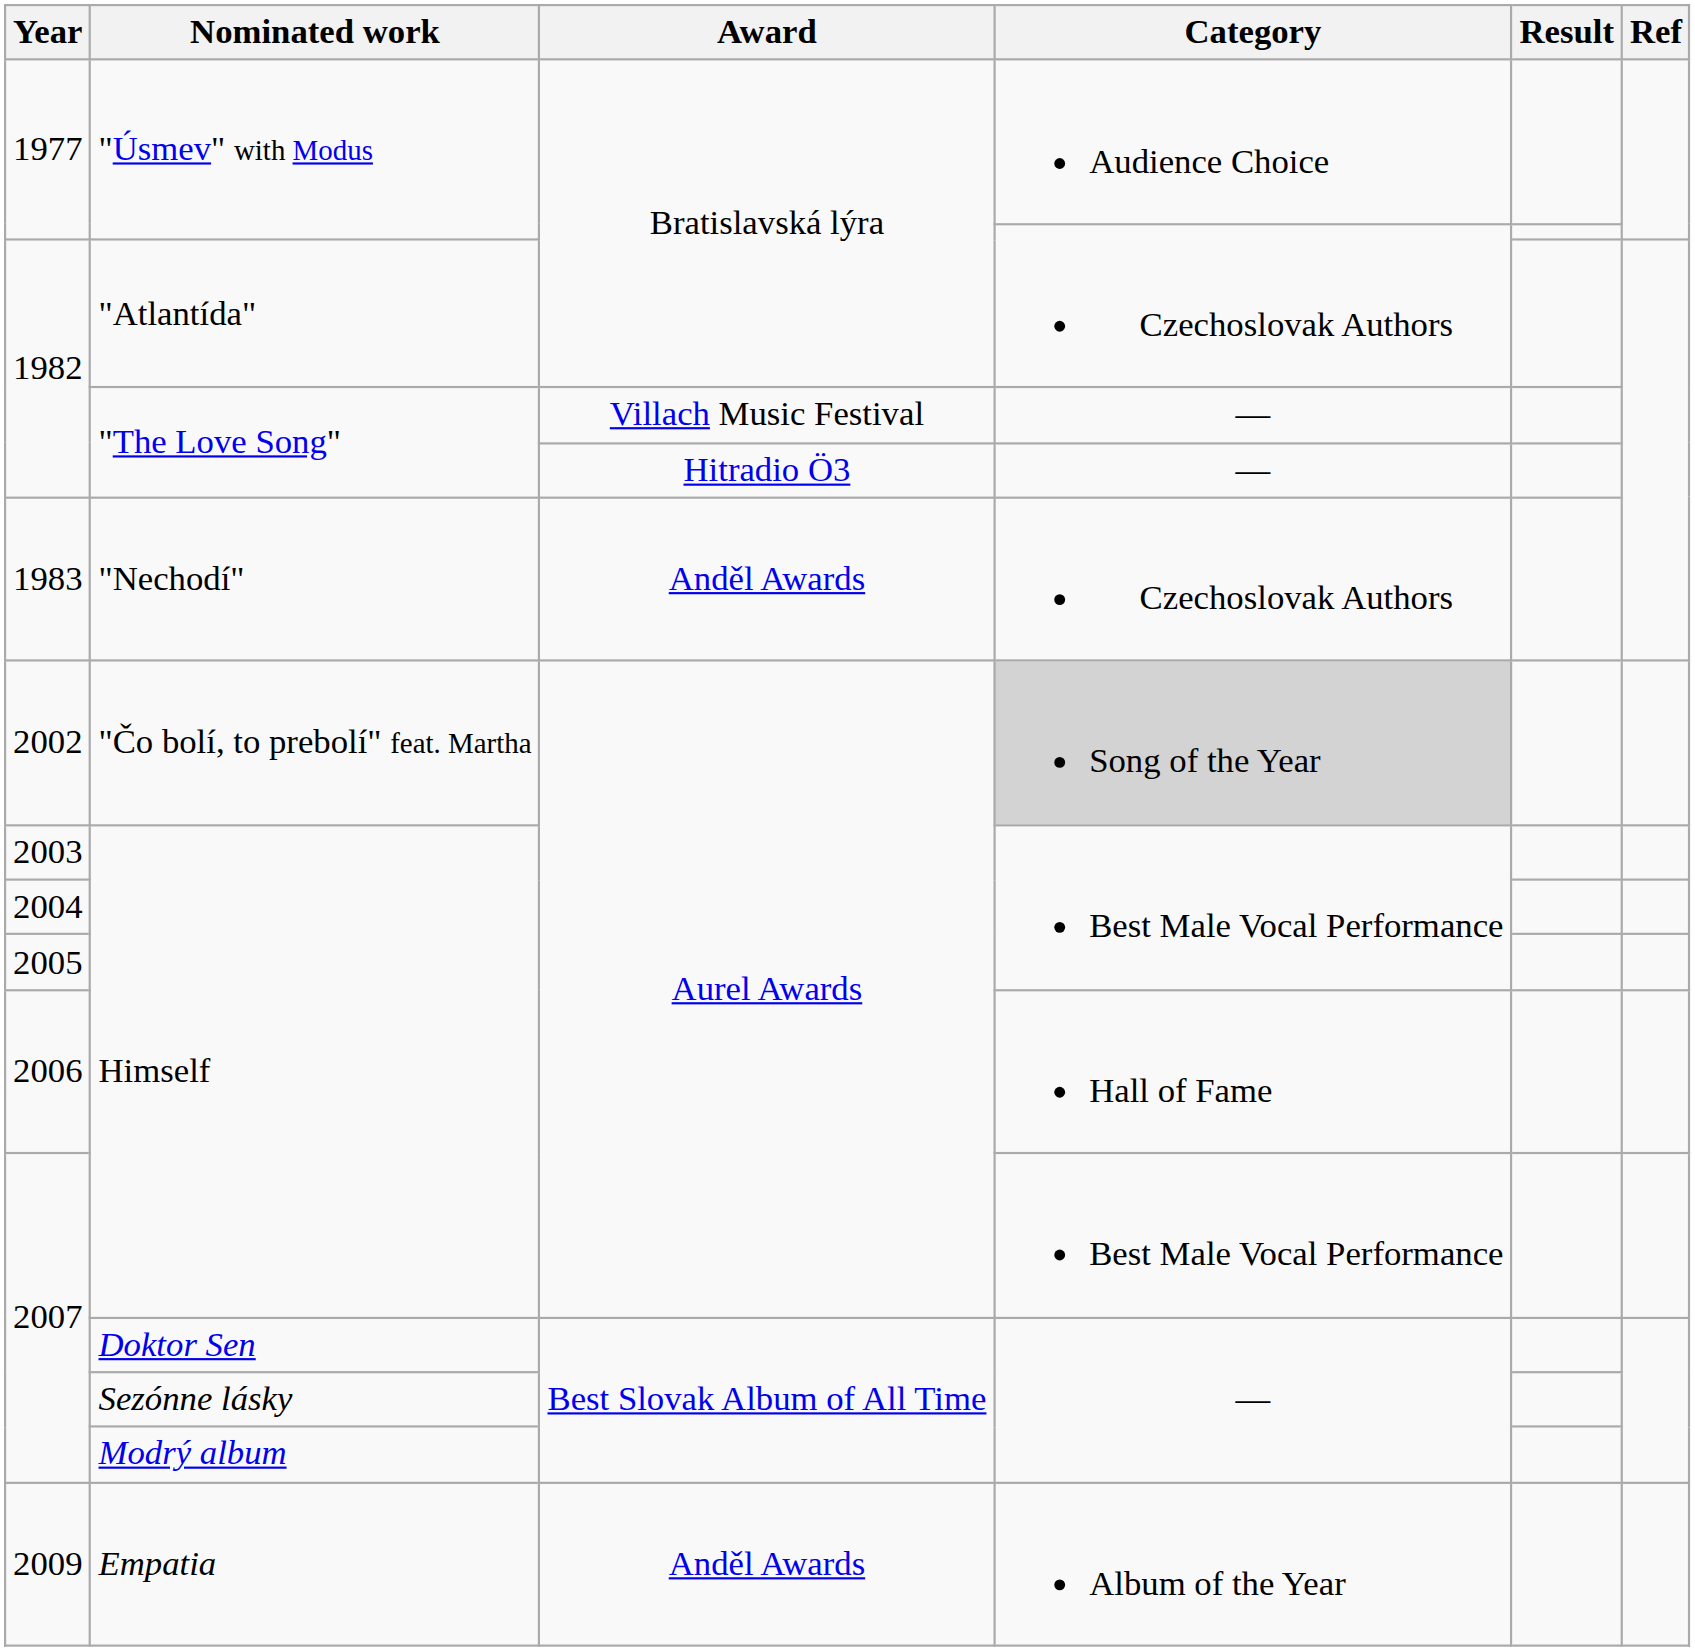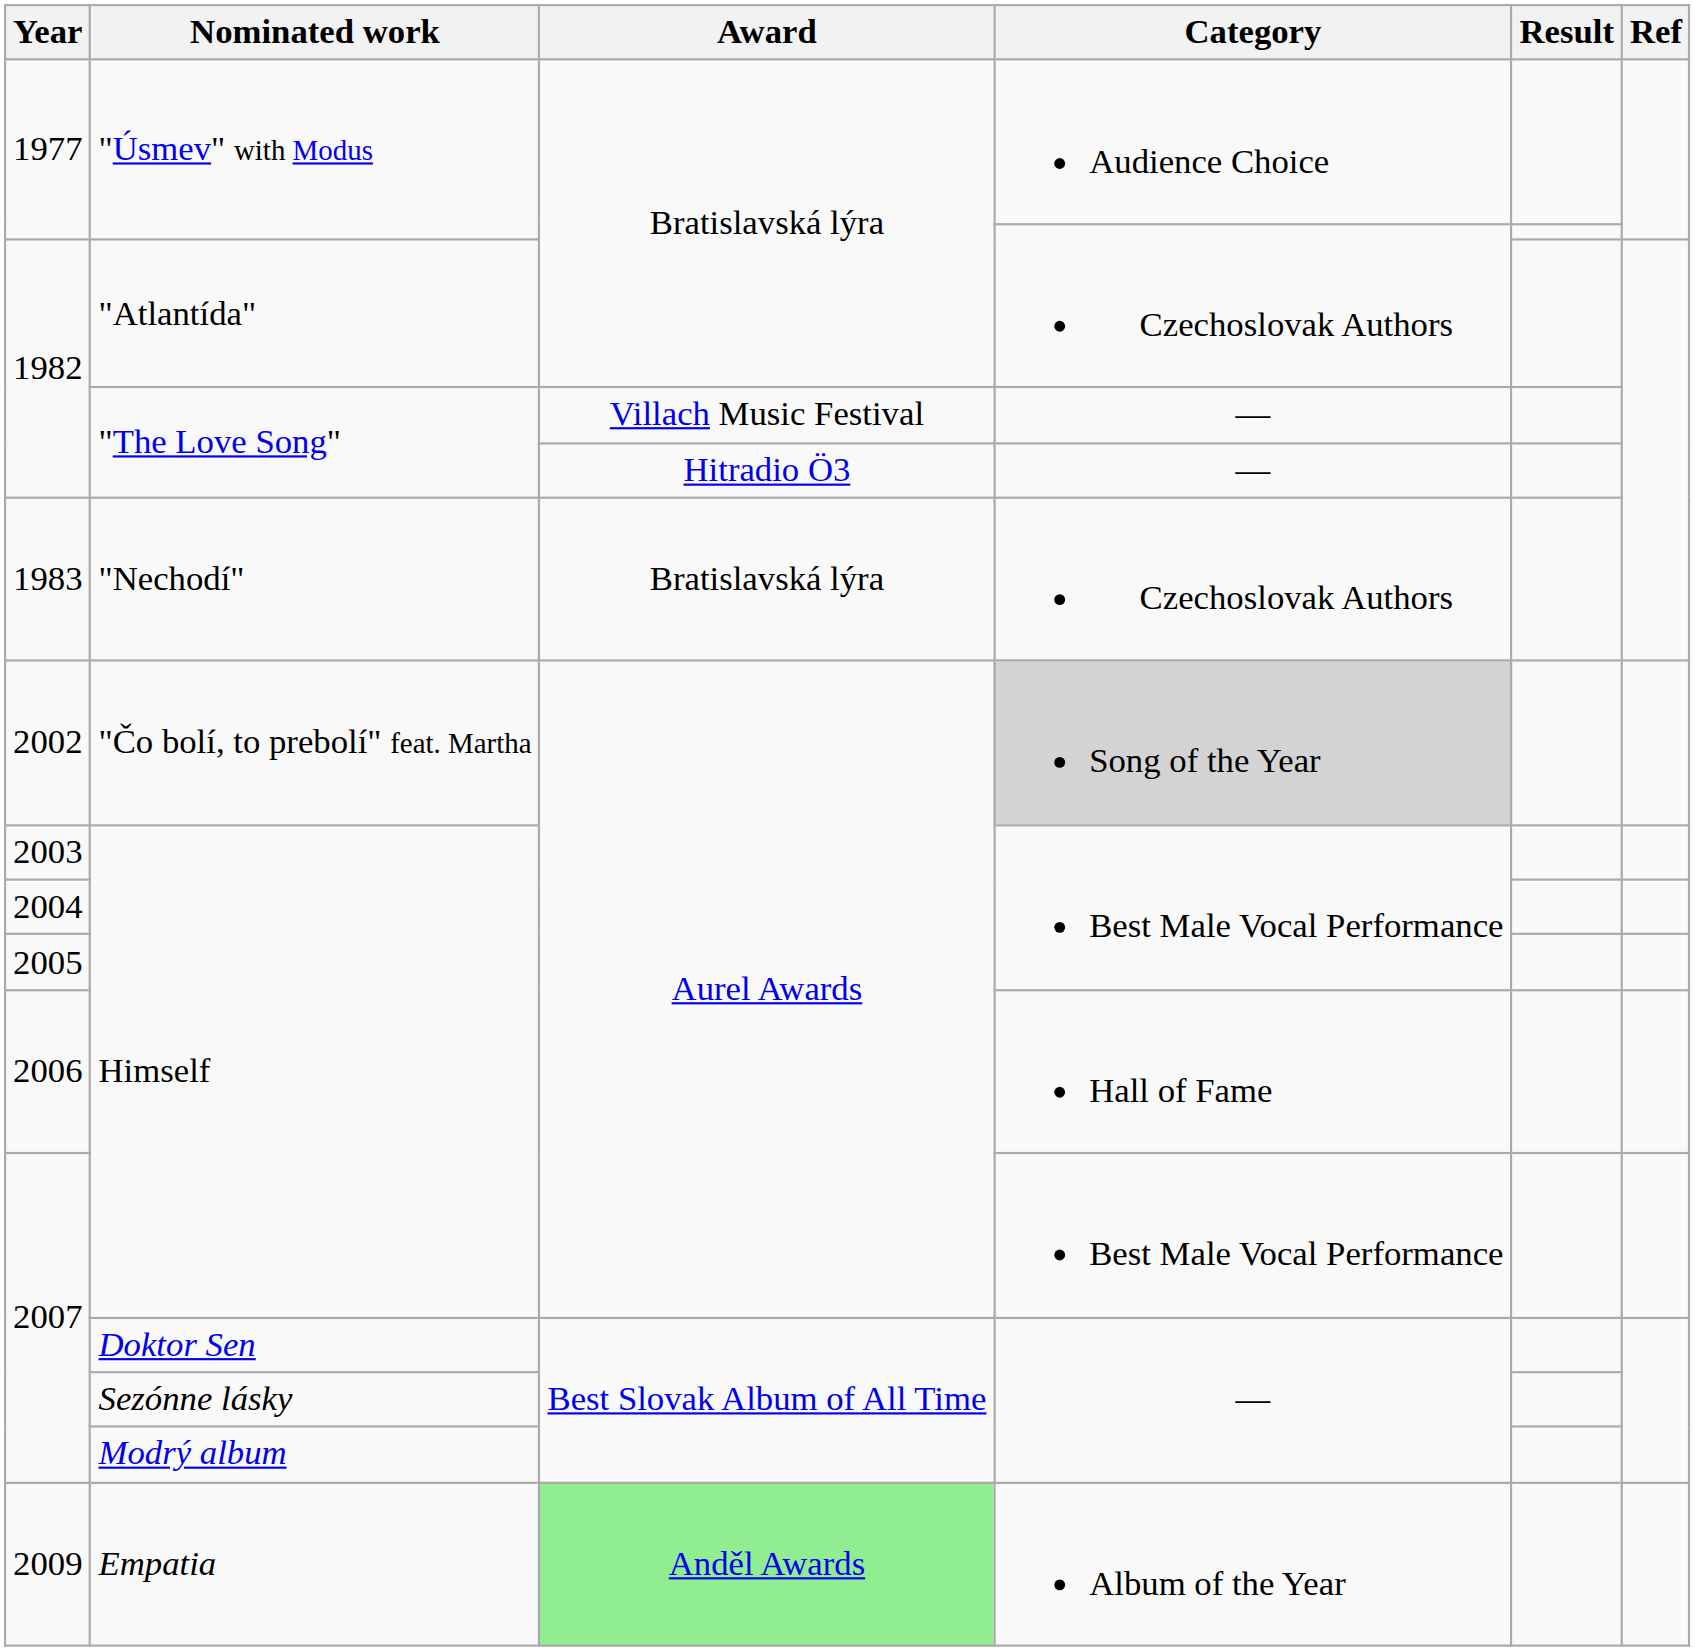(767, 578) Anděl Awards -> (767, 578) Bratislavská lýra
(767, 1563) no background -> (767, 1563) lightgreen background
